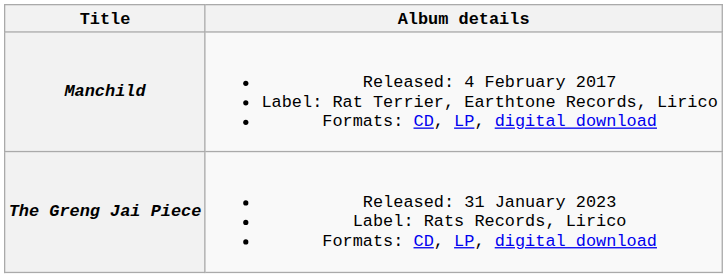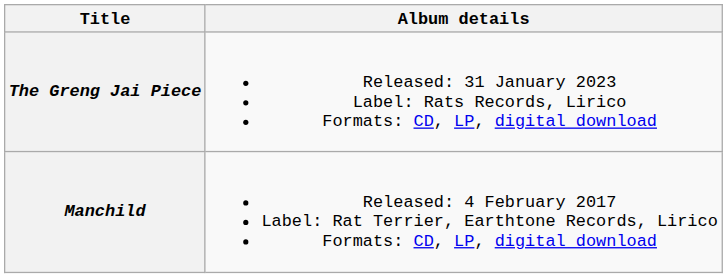rows swapped: (105, 92) <-> (105, 212)
